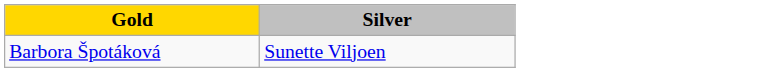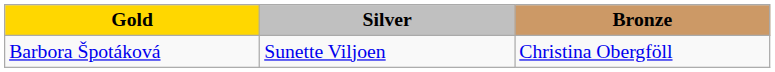+ column: (642, 20)
